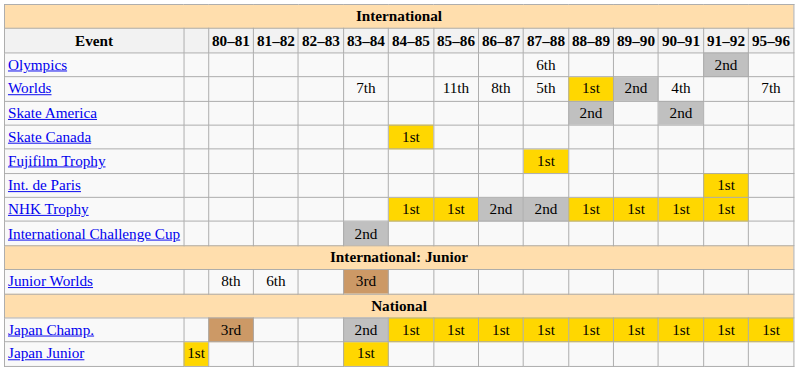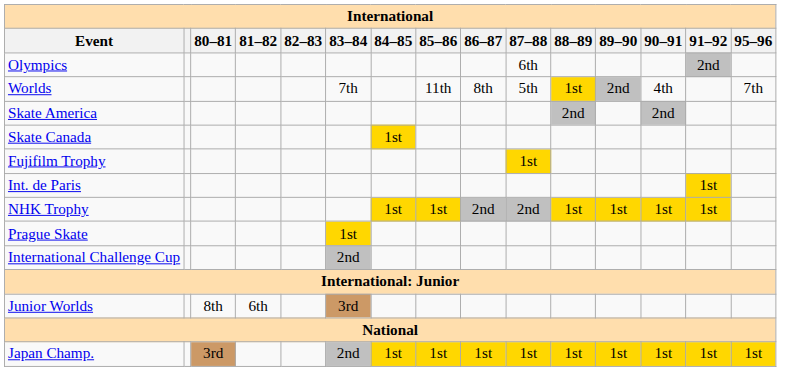+ row: (48, 233)
- row: (46, 354)
